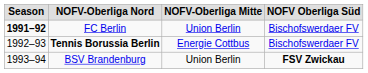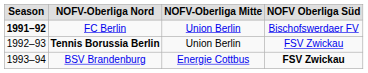(213, 44) Energie Cottbus -> (213, 44) Union Berlin
(314, 44) Bischofswerdaer FV -> (314, 44) FSV Zwickau
(213, 60) Union Berlin -> (213, 60) Energie Cottbus
